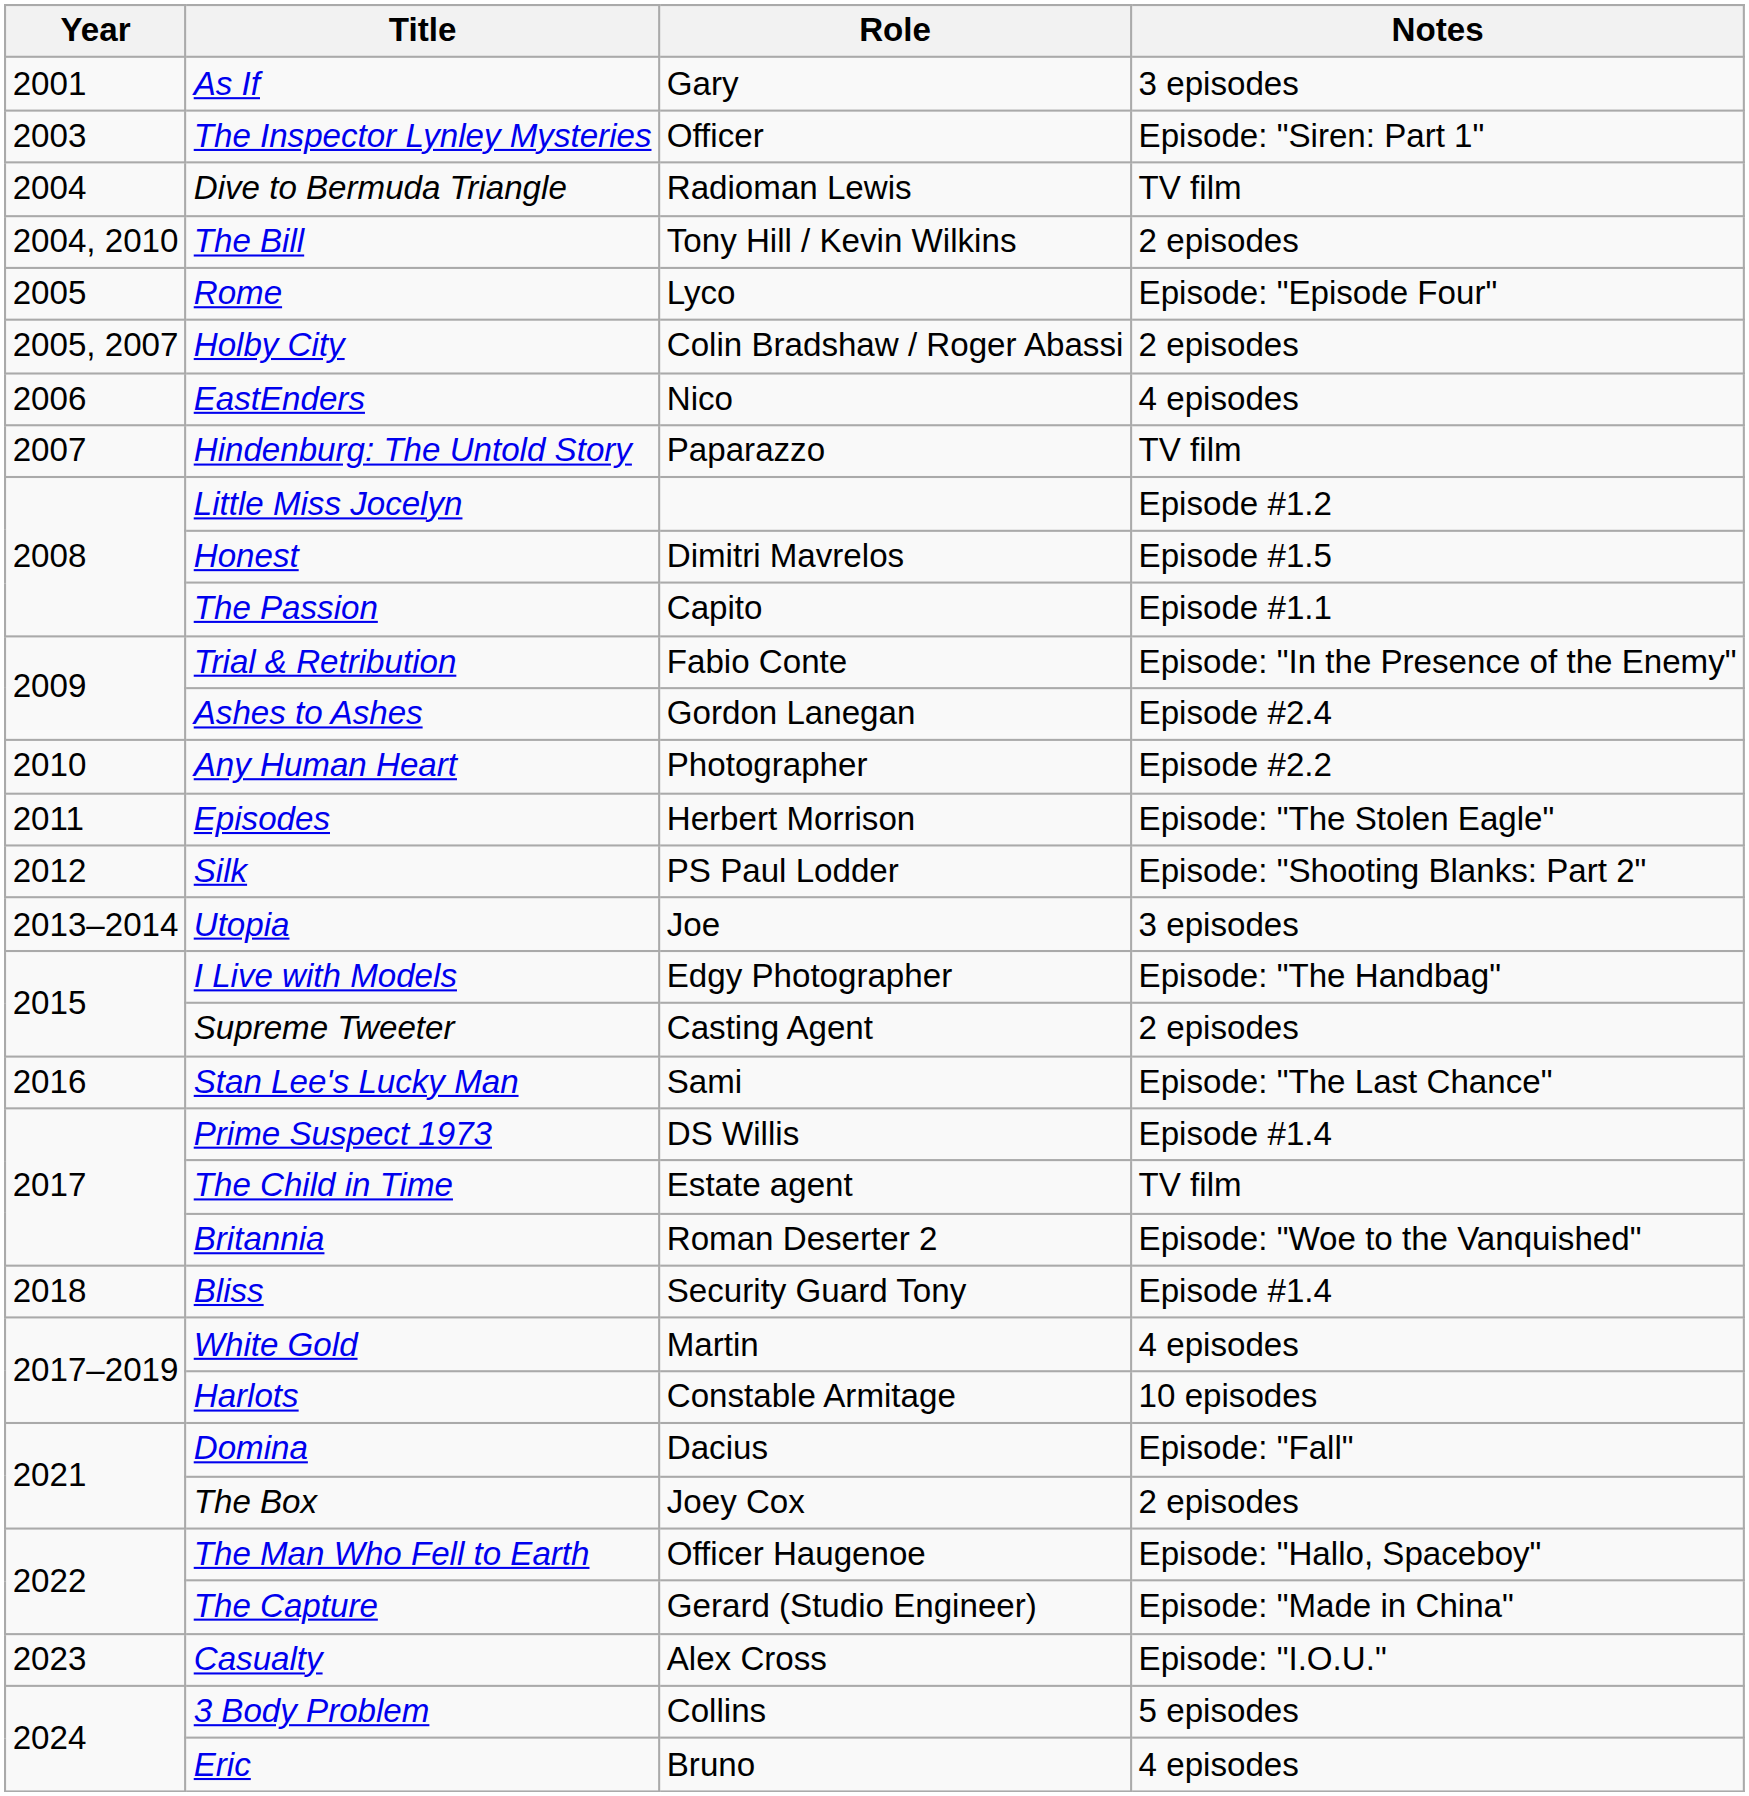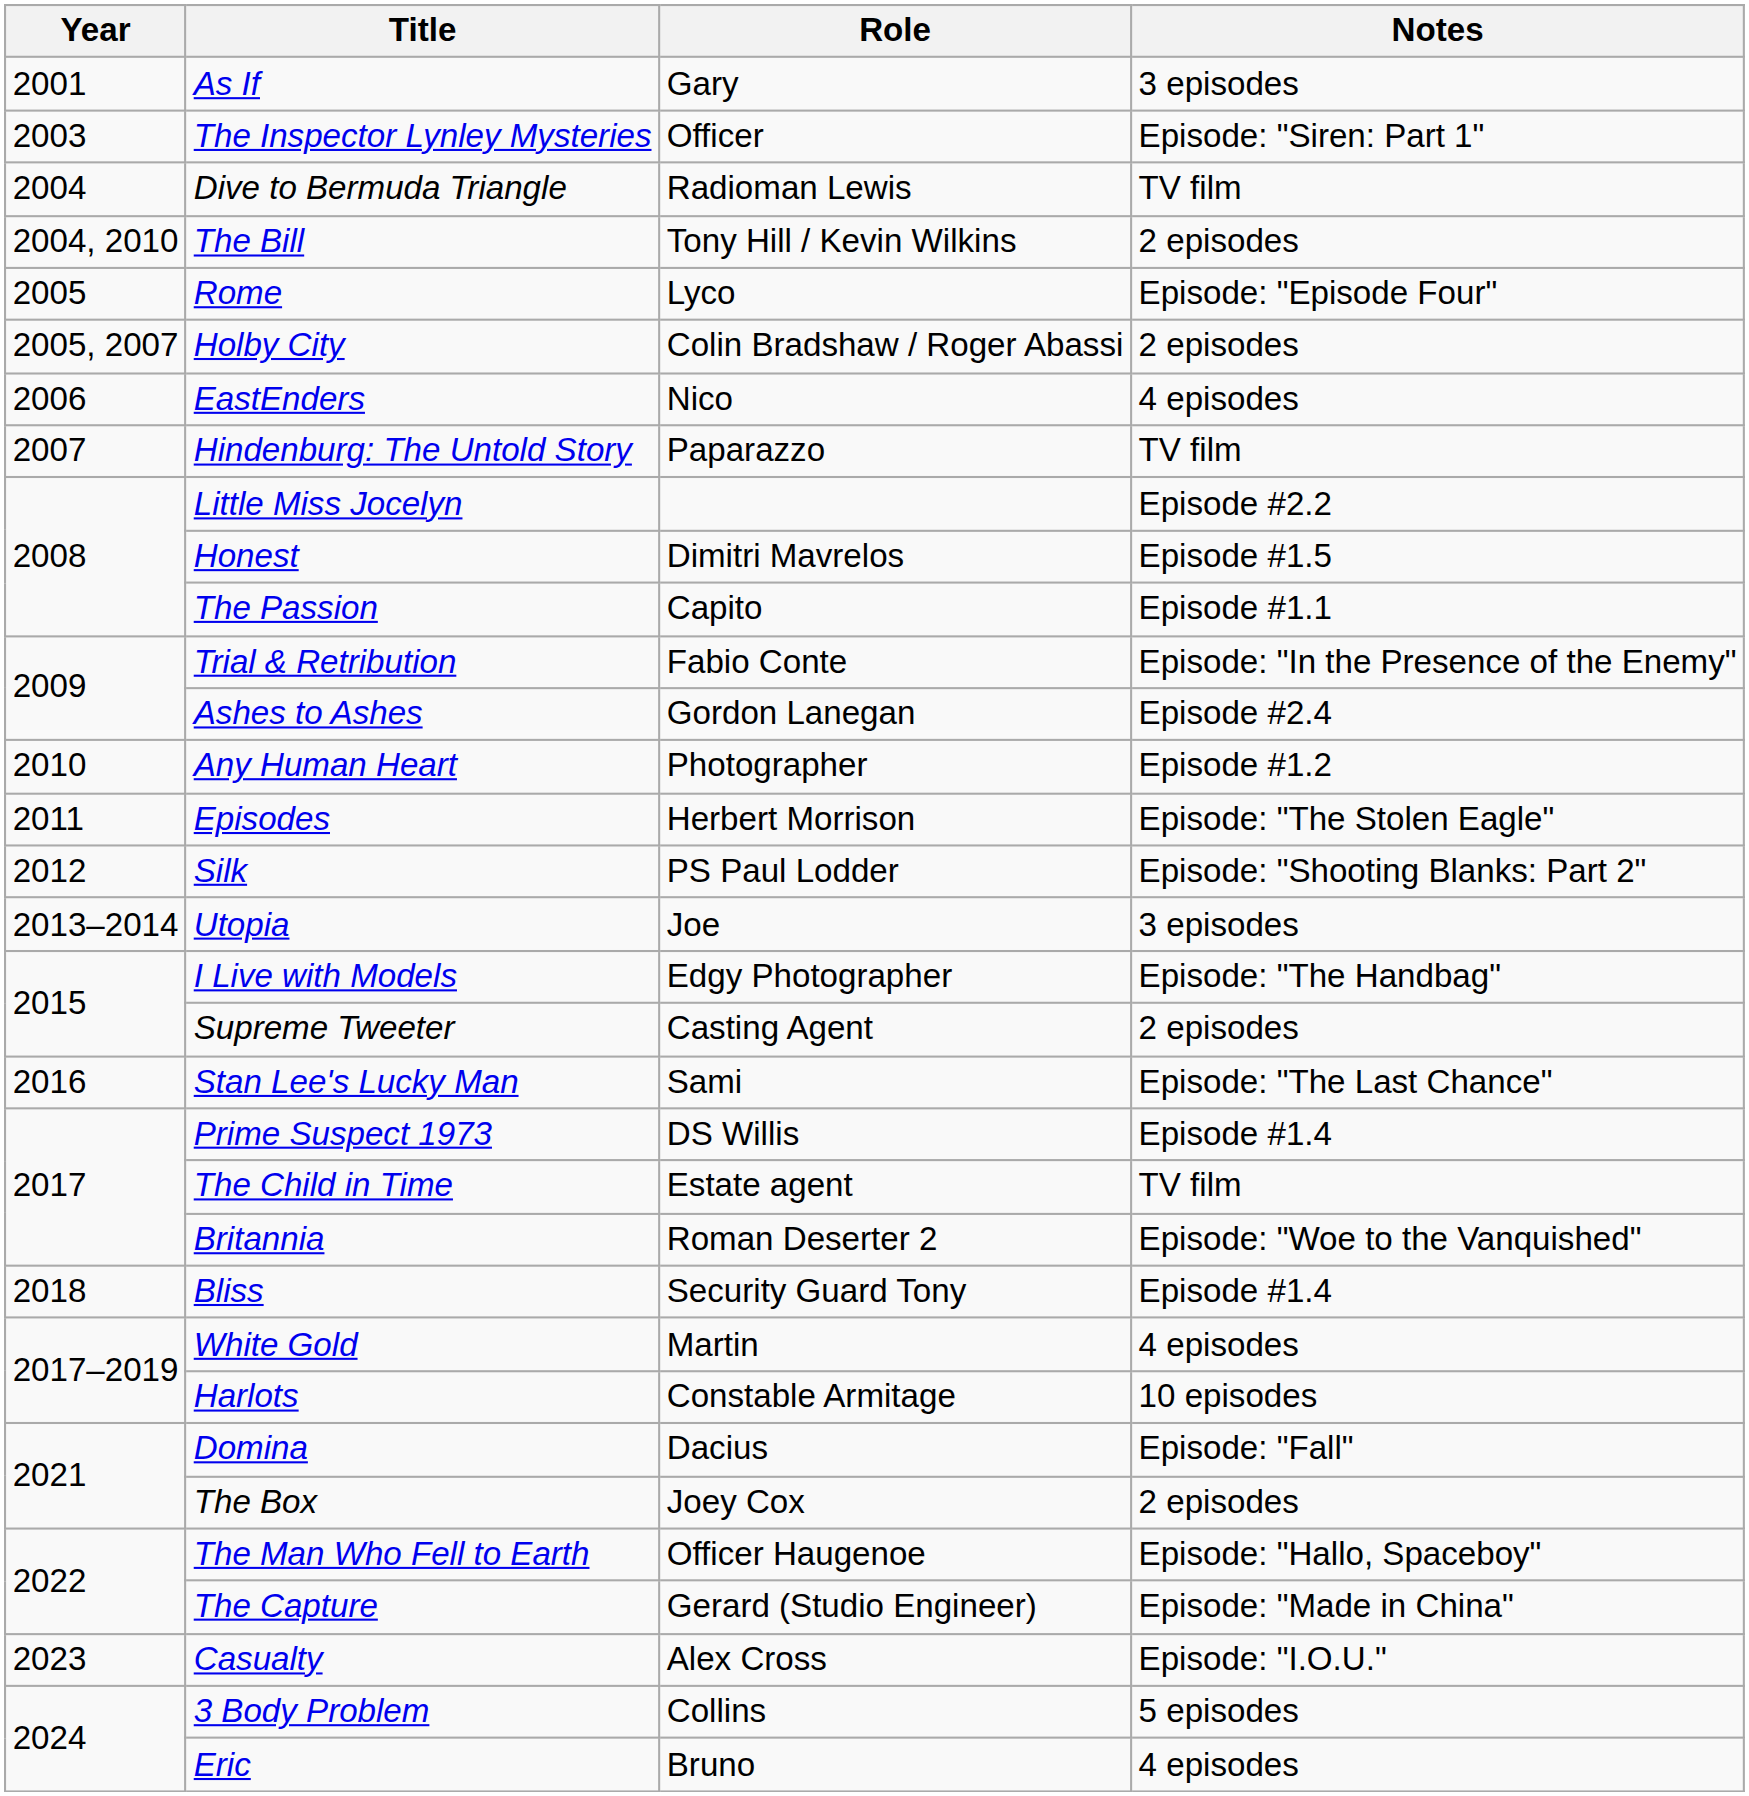(1235, 503) Episode #1.2 -> (1235, 503) Episode #2.2
(1235, 766) Episode #2.2 -> (1235, 766) Episode #1.2
